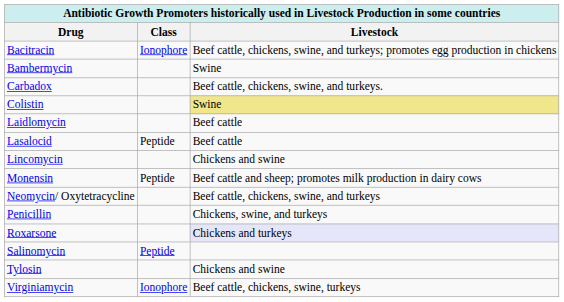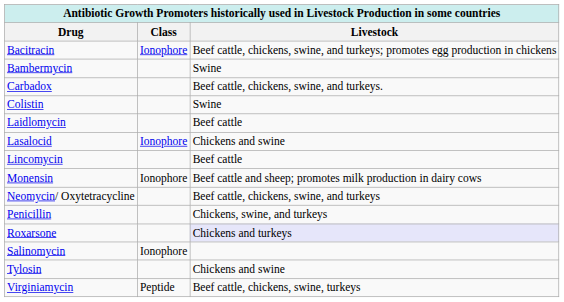(207, 104) khaki background -> (207, 104) no background
(157, 141) Peptide -> (164, 141) Ionophore
(217, 141) Beef cattle -> (239, 141) Chickens and swine
(239, 159) Chickens and swine -> (217, 159) Beef cattle
(157, 178) Peptide -> (164, 178) Ionophore
(157, 251) Peptide -> (164, 251) Ionophore
(164, 287) Ionophore -> (157, 287) Peptide
